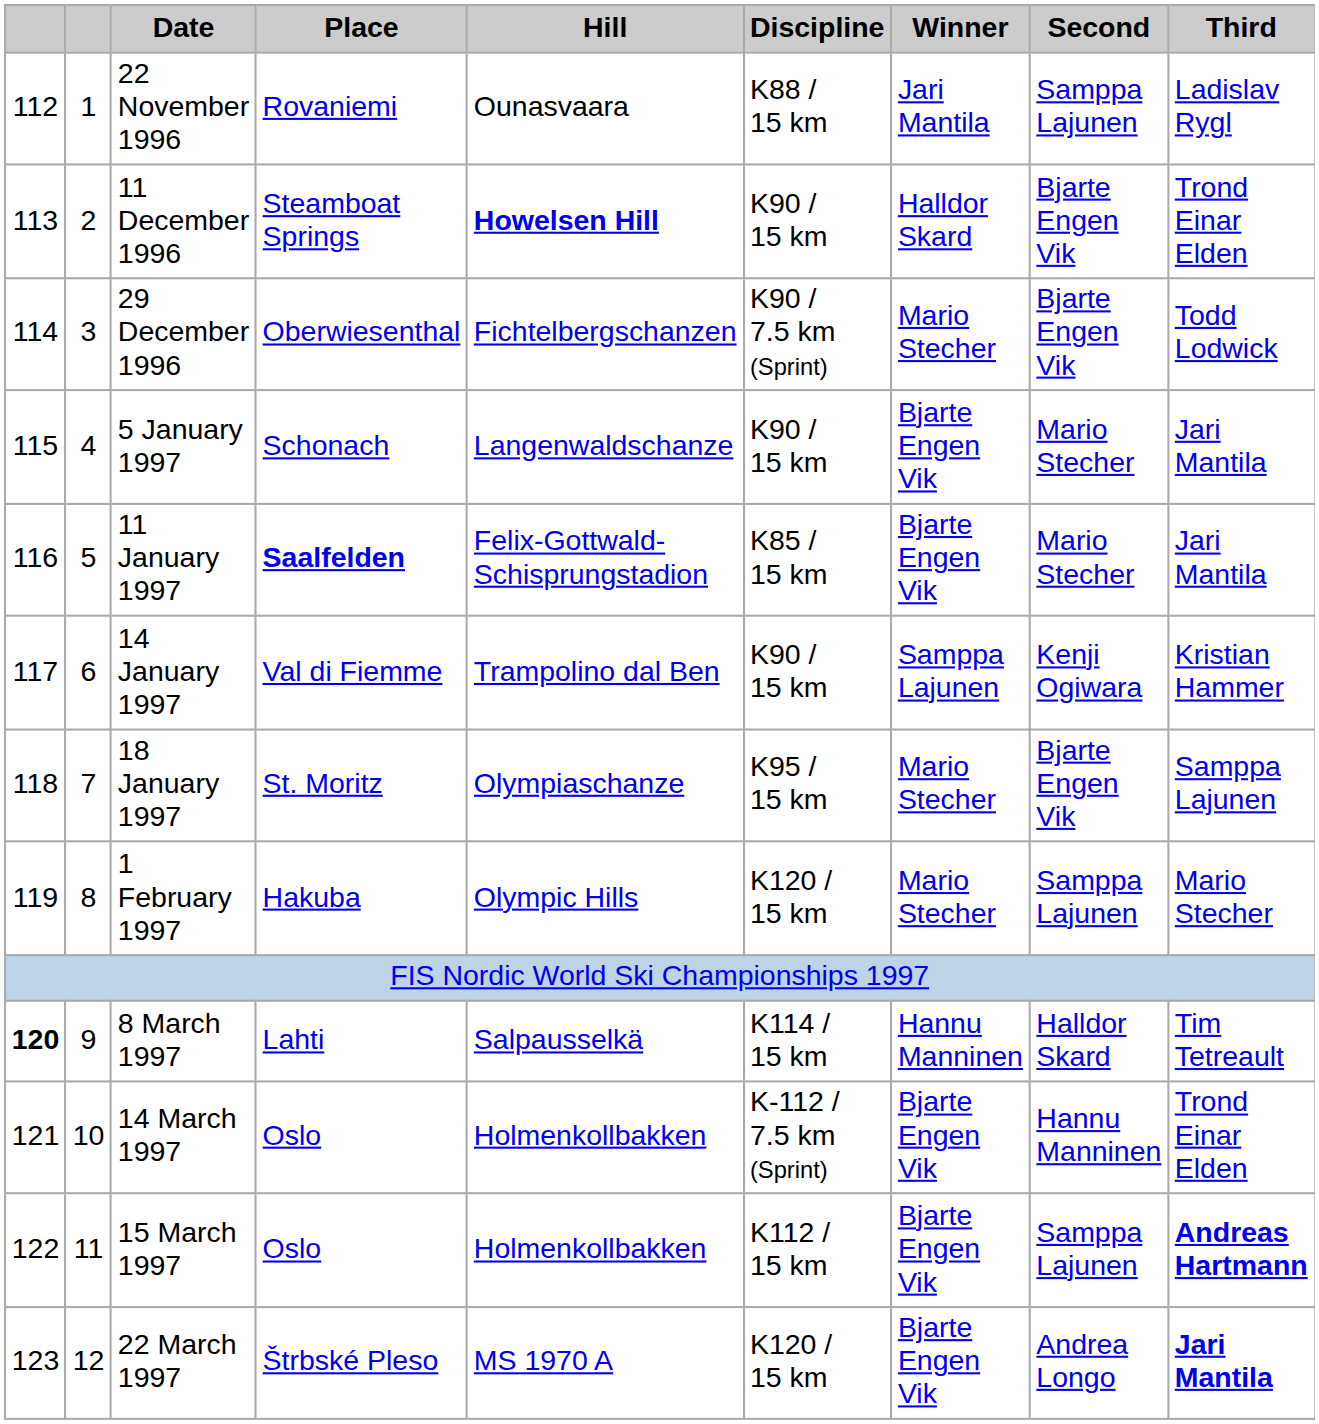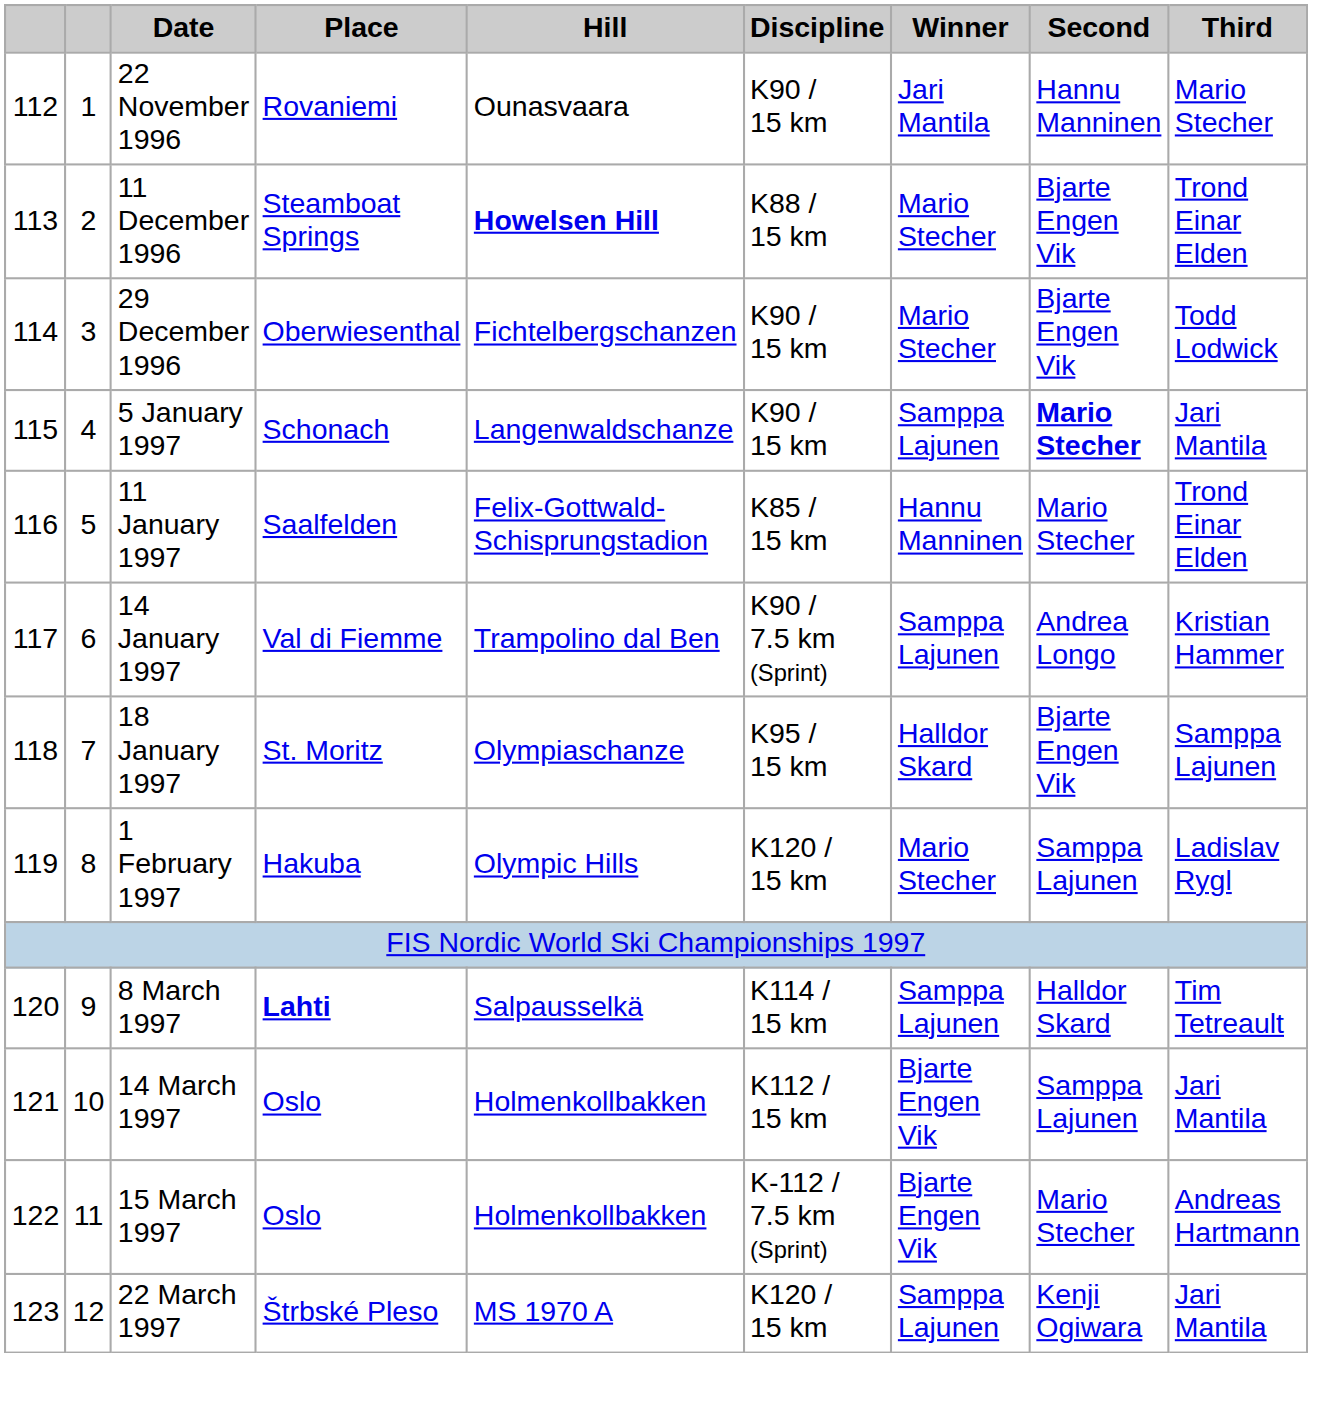(789, 107) K88 / 15 km -> (789, 107) K90 / 15 km
(1089, 107) Samppa Lajunen -> (1099, 107) Hannu Manninen
(1227, 107) Ladislav Rygl -> (1224, 107) Mario Stecher
(789, 220) K90 / 15 km -> (789, 220) K88 / 15 km
(943, 220) Halldor Skard -> (947, 220) Mario Stecher
(793, 331) K90 / 7.5 km (Sprint) -> (789, 332) K90 / 15 km
(939, 445) Bjarte Engen Vik -> (951, 429) Samppa Lajunen
(1085, 445) normal -> (1089, 429) bold
(334, 558) bold -> (330, 525) normal
(939, 558) Bjarte Engen Vik -> (960, 525) Hannu Manninen
(1221, 558) Jari Mantila -> (1211, 525) Trond Einar Elden
(789, 671) K90 / 15 km -> (793, 637) K90 / 7.5 km (Sprint)
(1089, 671) Kenji Ogiwara -> (1082, 638) Andrea Longo
(947, 784) Mario Stecher -> (943, 751) Halldor Skard
(1224, 896) Mario Stecher -> (1227, 863) Ladislav Rygl
(36, 1039) bold -> (36, 1006) normal
(293, 1039) normal -> (297, 1006) bold
(960, 1039) Hannu Manninen -> (951, 1006) Samppa Lajunen
(795, 1134) K-112 / 7.5 km (Sprint) -> (790, 1102) K112 / 15 km
(1099, 1136) Hannu Manninen -> (1089, 1102) Samppa Lajunen
(1211, 1136) Trond Einar Elden -> (1221, 1102) Jari Mantila
(790, 1248) K112 / 15 km -> (795, 1214) K-112 / 7.5 km (Sprint)
(1089, 1248) Samppa Lajunen -> (1085, 1215) Mario Stecher
(1241, 1248) bold -> (1237, 1215) normal
(939, 1361) Bjarte Engen Vik -> (951, 1311) Samppa Lajunen
(1082, 1361) Andrea Longo -> (1089, 1311) Kenji Ogiwara
(1224, 1361) bold -> (1221, 1311) normal
